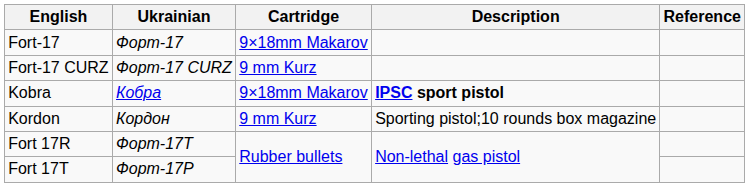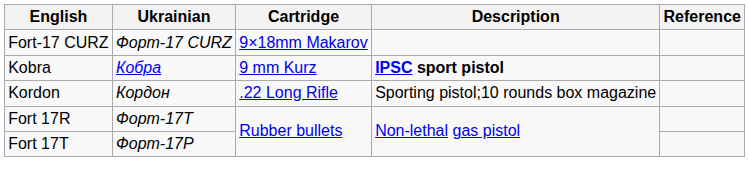- row: (34, 42)
(278, 67) 9 mm Kurz -> (304, 42) 9×18mm Makarov
(304, 93) 9×18mm Makarov -> (278, 67) 9 mm Kurz
(278, 118) 9 mm Kurz -> (289, 93) .22 Long Rifle
